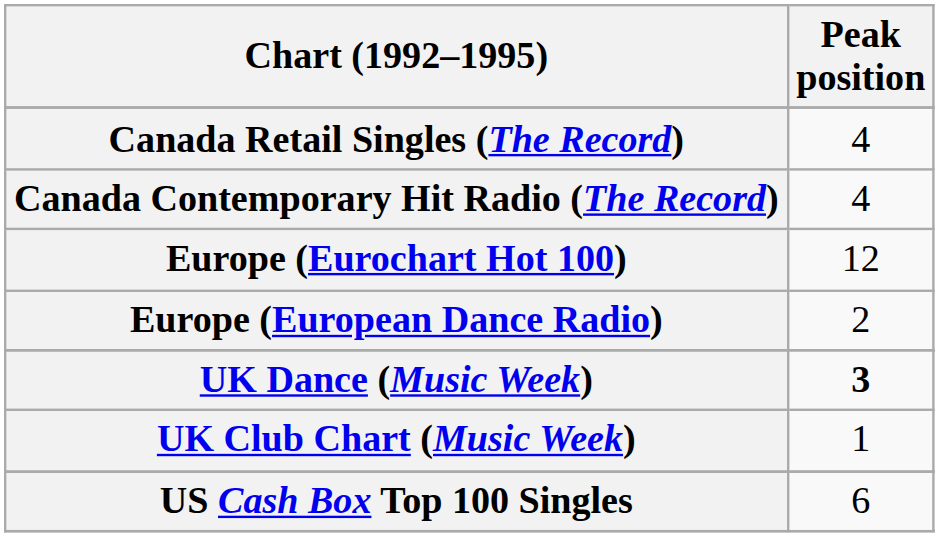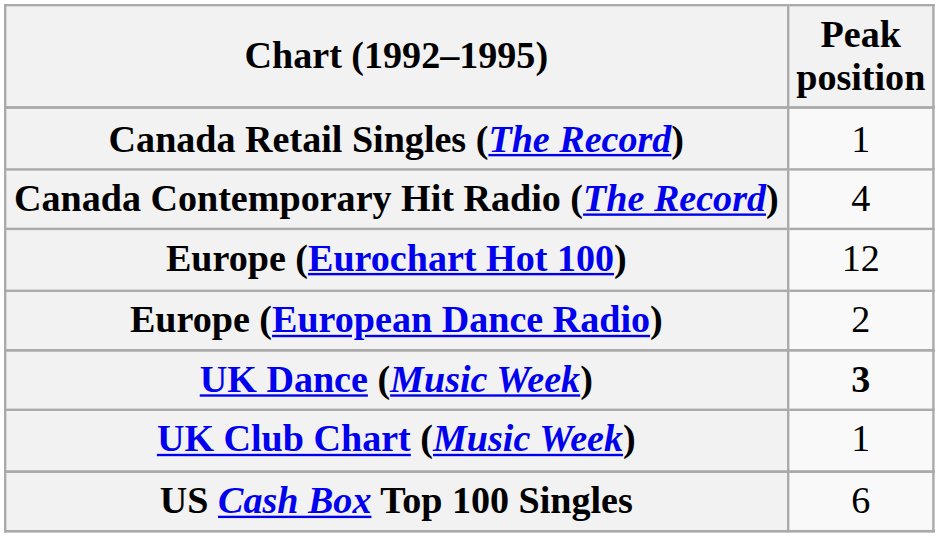(861, 137) 4 -> (861, 137) 1
